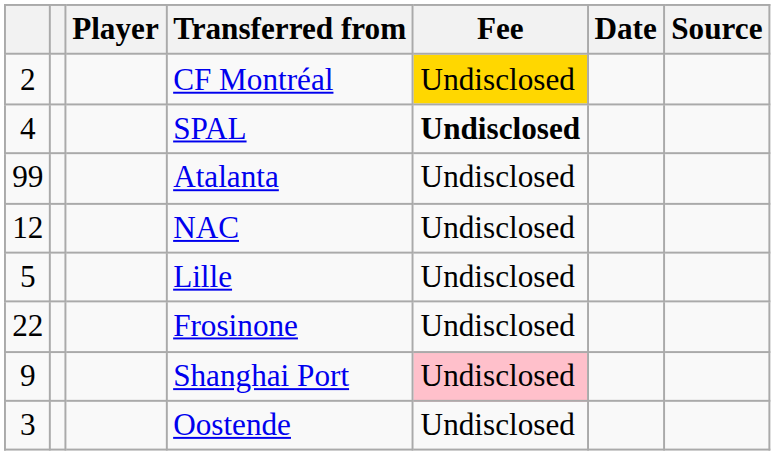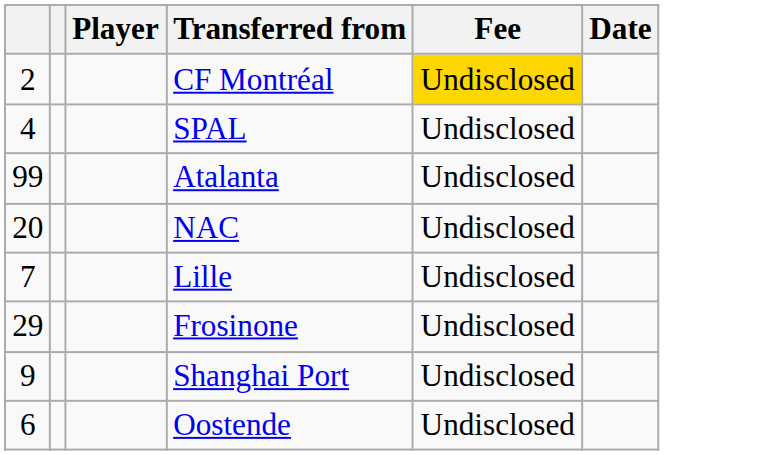- column: (717, 29)
(500, 128) bold -> (498, 128) normal
(28, 227) 12 -> (28, 227) 20
(28, 276) 5 -> (28, 276) 7
(28, 326) 22 -> (28, 326) 29
(498, 375) pink background -> (498, 375) no background
(28, 425) 3 -> (28, 425) 6
